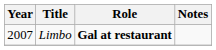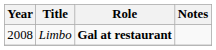(20, 34) 2007 -> (20, 34) 2008
